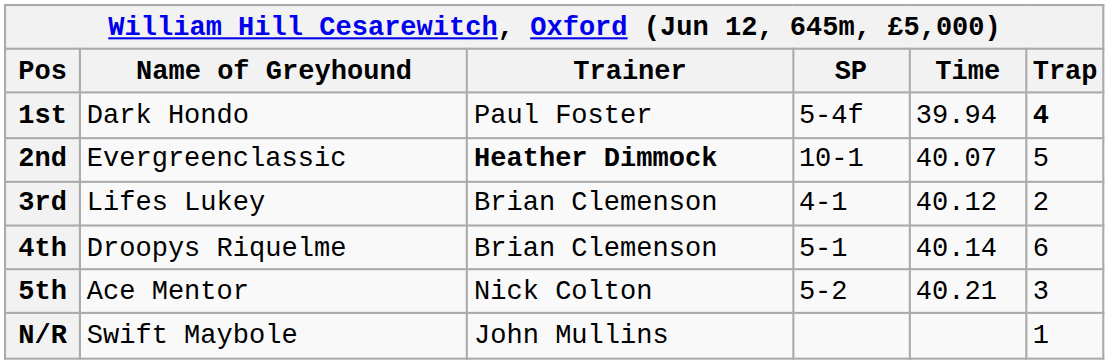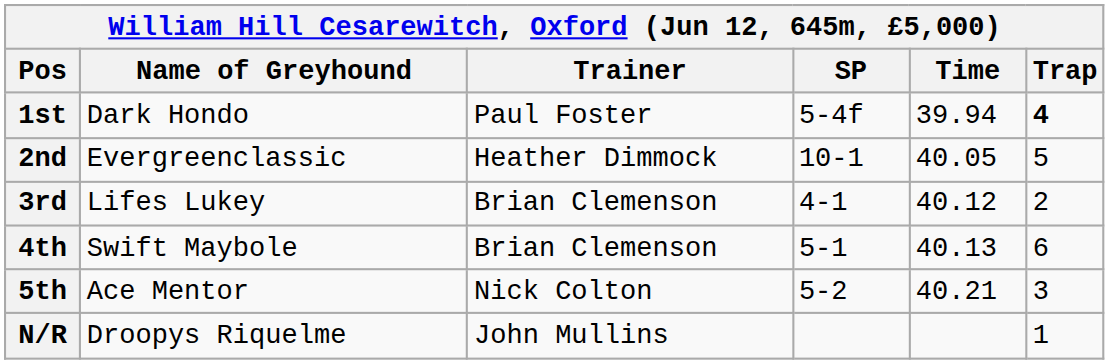(596, 159) bold -> (596, 159) normal
(956, 159) 40.07 -> (956, 159) 40.05
(217, 247) Droopys Riquelme -> (192, 247) Swift Maybole
(956, 247) 40.14 -> (956, 247) 40.13
(192, 336) Swift Maybole -> (217, 336) Droopys Riquelme
